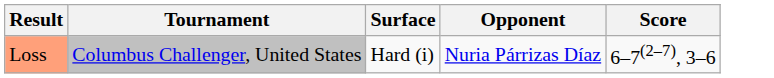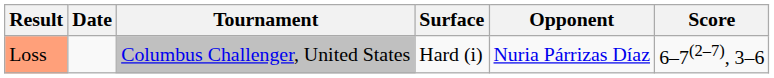+ column: (92, 20)
